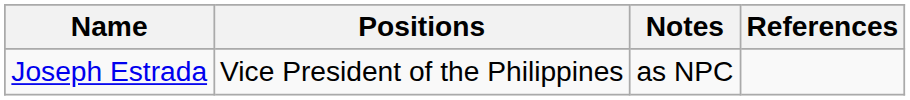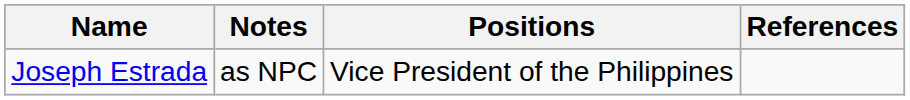columns swapped: (422, 26) <-> (685, 26)
